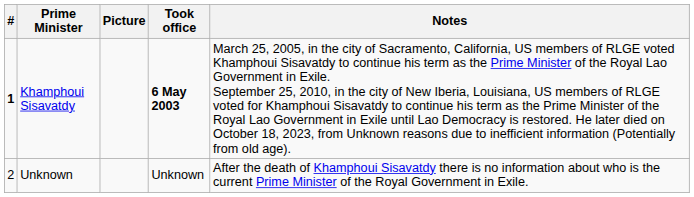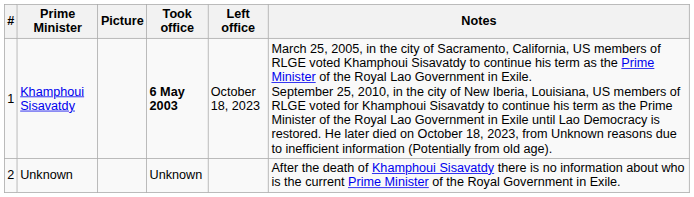+ column: (238, 21)
(11, 98) bold -> (11, 98) normal
